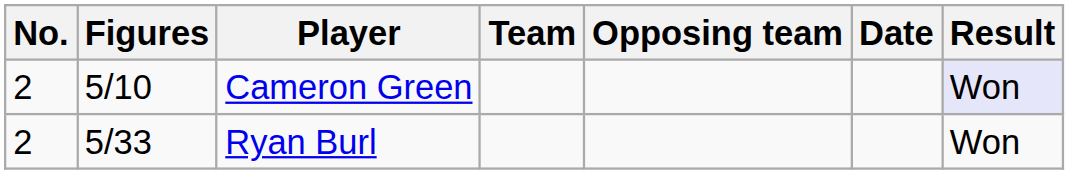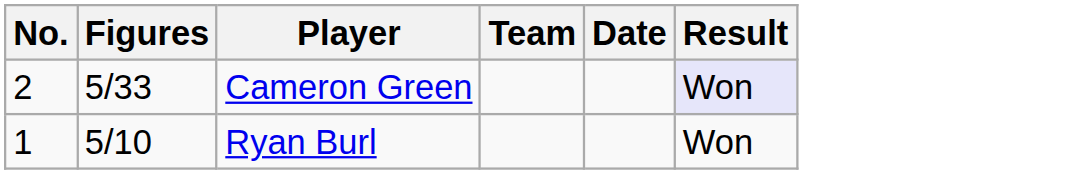- column: (718, 33)
(118, 87) 5/10 -> (118, 87) 5/33
(23, 142) 2 -> (23, 142) 1
(118, 142) 5/33 -> (118, 142) 5/10
